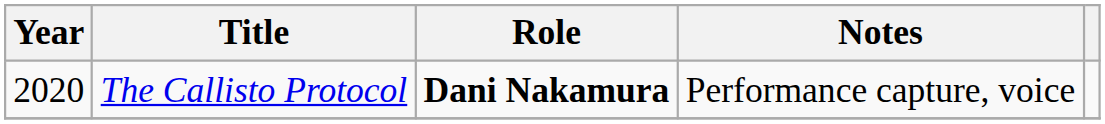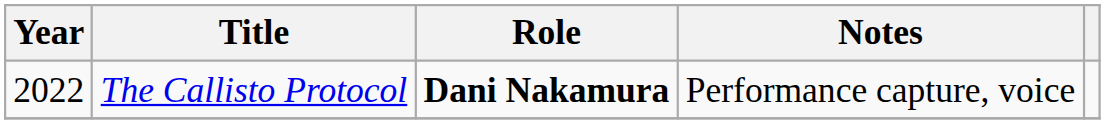(49, 88) 2020 -> (49, 88) 2022
